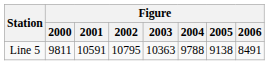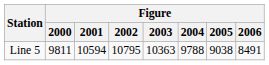(91, 50) 10591 -> (91, 50) 10594
(221, 50) 9138 -> (221, 50) 9038
